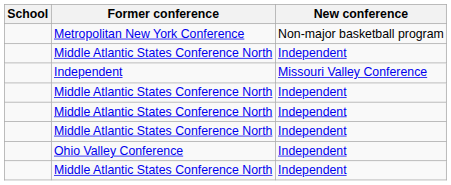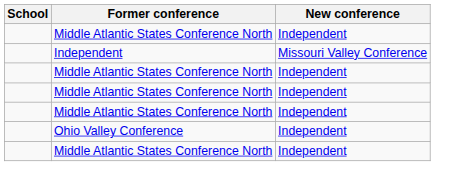- row: (149, 33)
